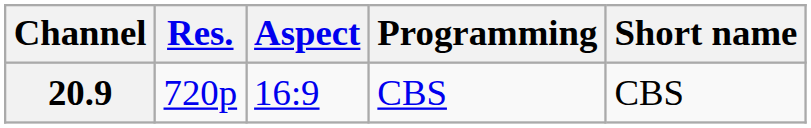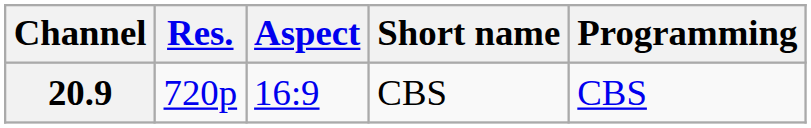columns swapped: (706, 33) <-> (487, 33)
